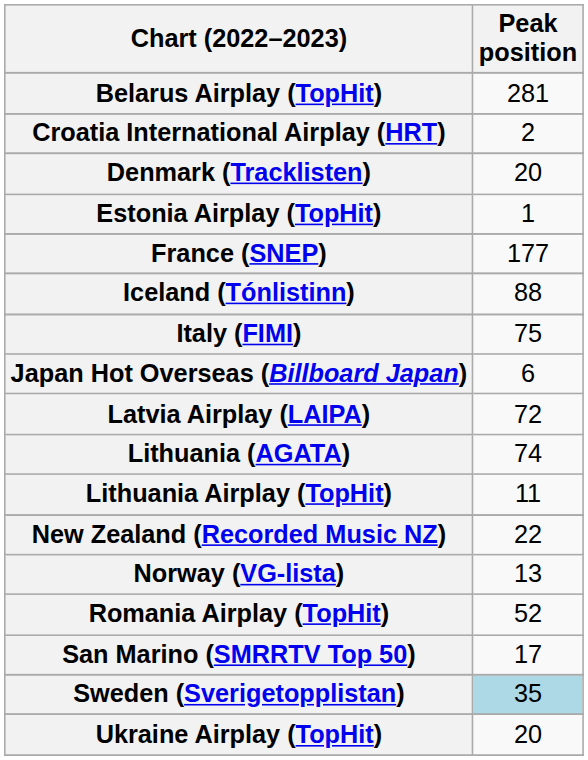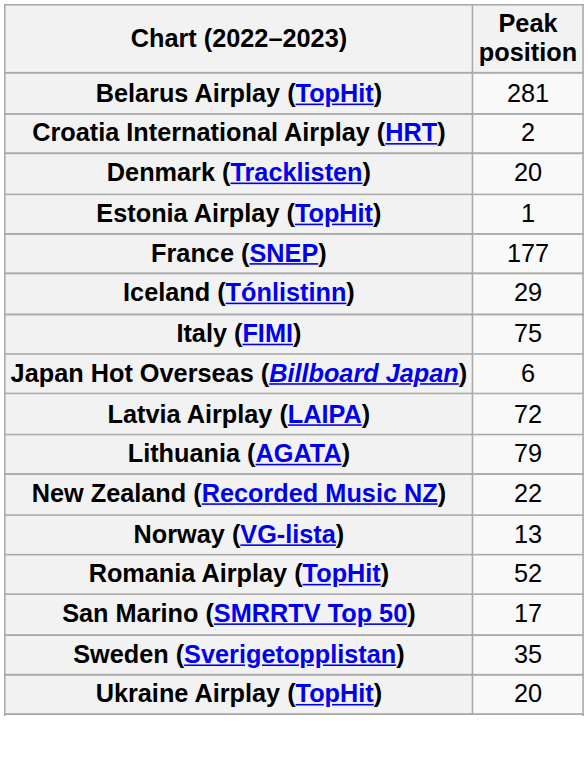(528, 293) 88 -> (528, 293) 29
(528, 453) 74 -> (528, 453) 79
- row: (239, 494)
(528, 694) lightblue background -> (528, 654) no background
